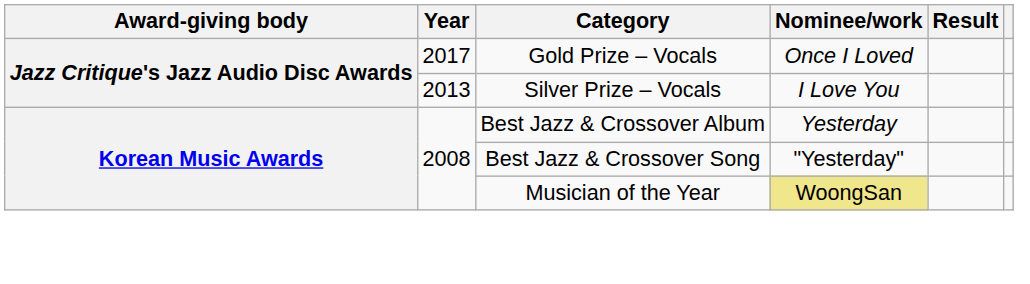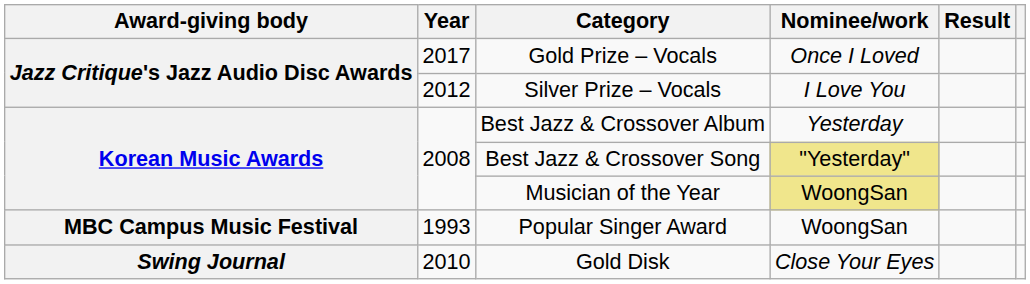(446, 90) 2013 -> (446, 90) 2012
(849, 158) no background -> (855, 158) khaki background
+ row: (623, 227)
+ row: (623, 261)
